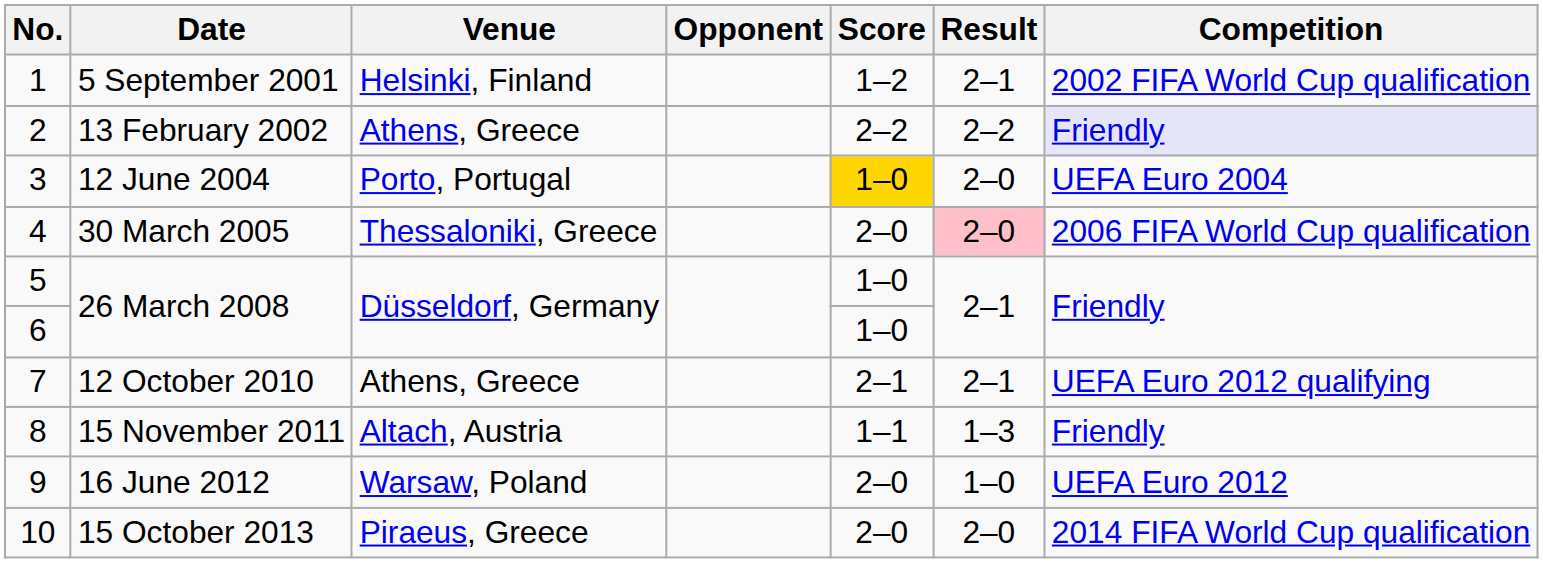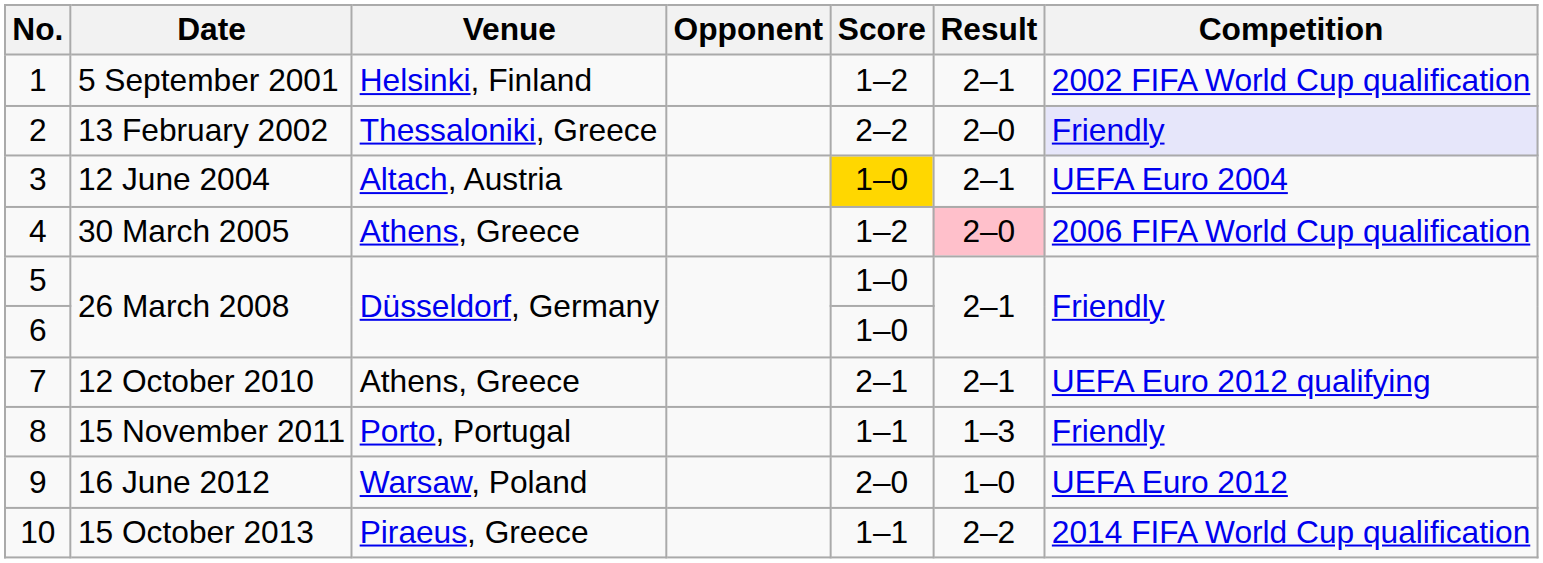(470, 130) Athens, Greece -> (508, 130) Thessaloniki, Greece
(989, 130) 2–2 -> (989, 130) 2–0
(465, 180) Porto, Portugal -> (461, 180) Altach, Austria
(989, 180) 2–0 -> (989, 180) 2–1
(508, 230) Thessaloniki, Greece -> (470, 230) Athens, Greece
(882, 230) 2–0 -> (882, 230) 1–2
(461, 431) Altach, Austria -> (465, 431) Porto, Portugal
(882, 532) 2–0 -> (882, 532) 1–1
(989, 532) 2–0 -> (989, 532) 2–2
